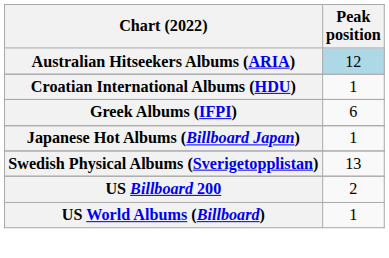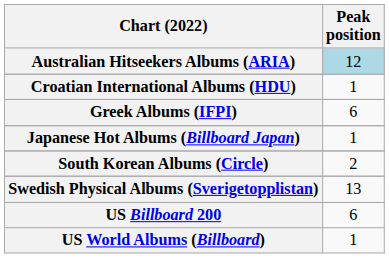+ row: (163, 163)
(353, 189) 2 -> (353, 214) 6
